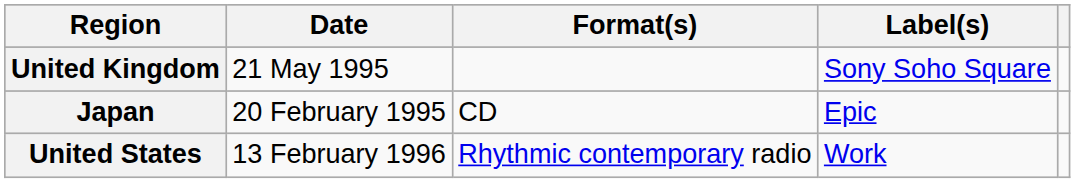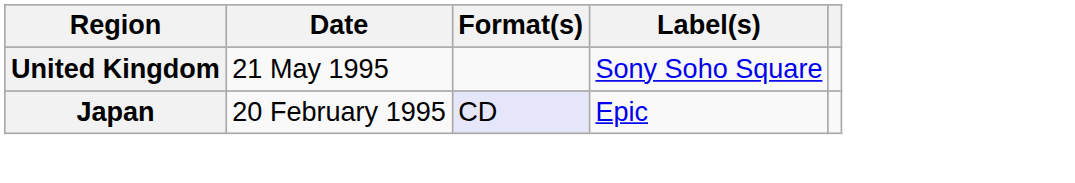(478, 111) no background -> (478, 111) lavender background
- row: (115, 154)
